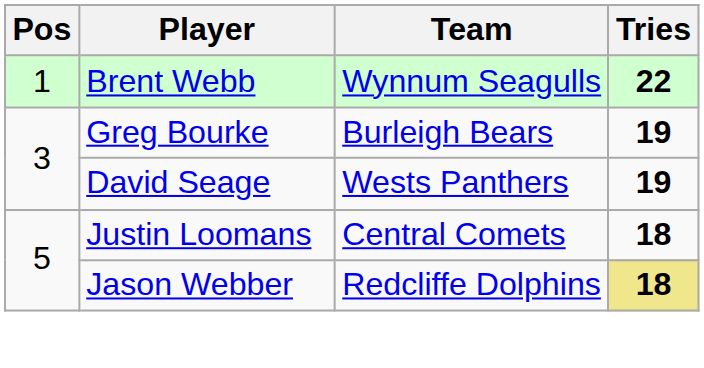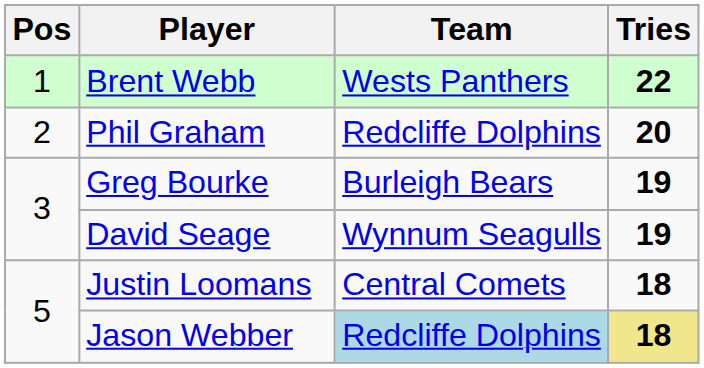(472, 81) Wynnum Seagulls -> (455, 81) Wests Panthers
+ row: (176, 132)
(455, 183) Wests Panthers -> (472, 234) Wynnum Seagulls
(472, 285) no background -> (472, 336) lightblue background
